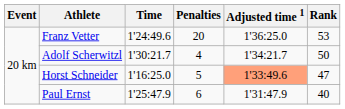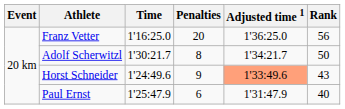(149, 36) 1'24:49.6 -> (149, 36) 1'16:25.0
(323, 36) 53 -> (323, 36) 56
(199, 56) 4 -> (199, 56) 8
(149, 75) 1'16:25.0 -> (149, 75) 1'24:49.6
(199, 75) 5 -> (199, 75) 9
(323, 75) 47 -> (323, 75) 43
